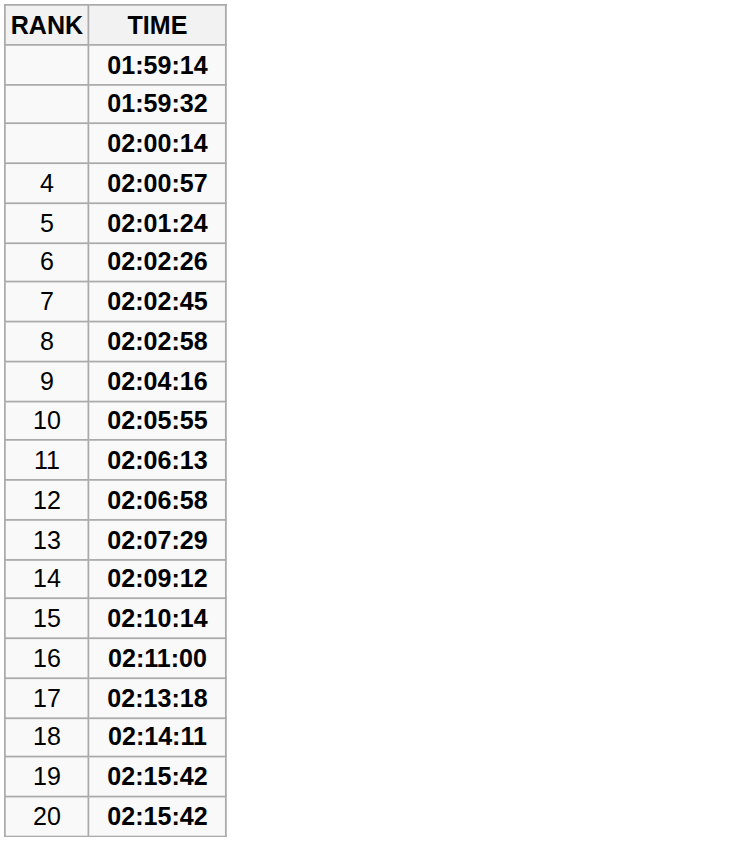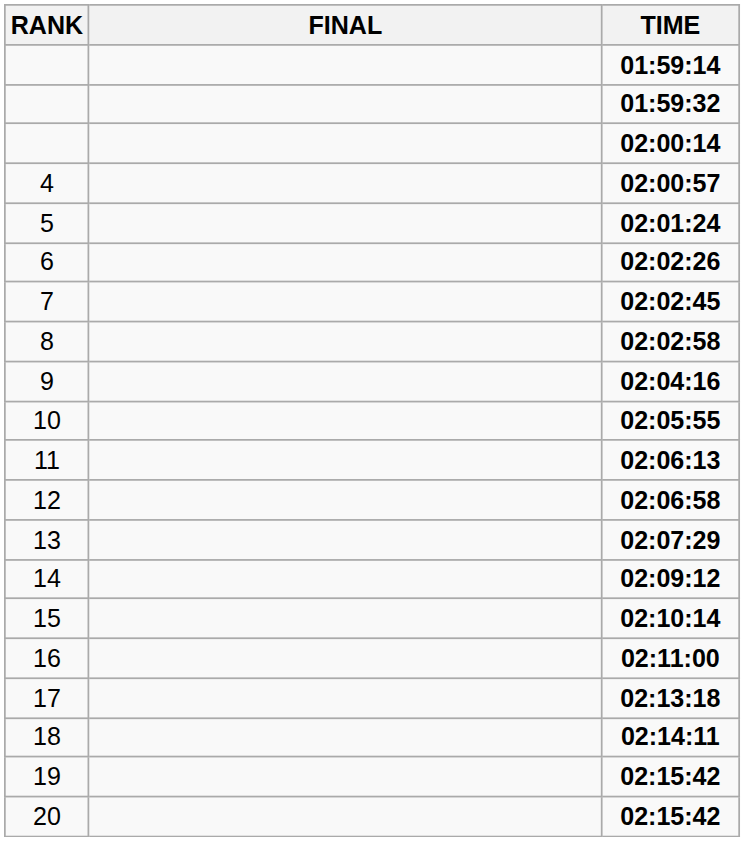+ column: (345, 25)
